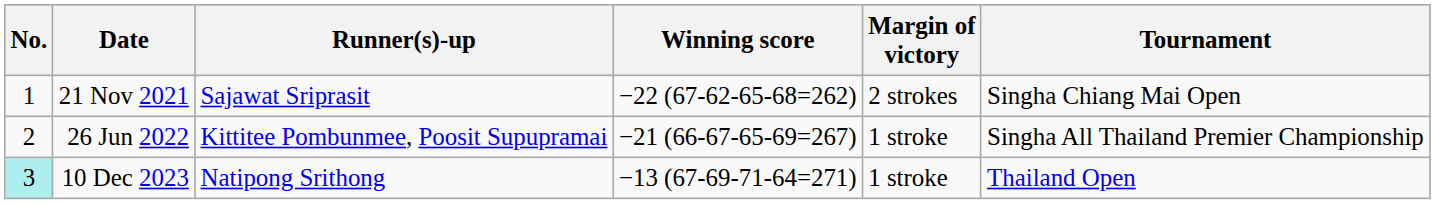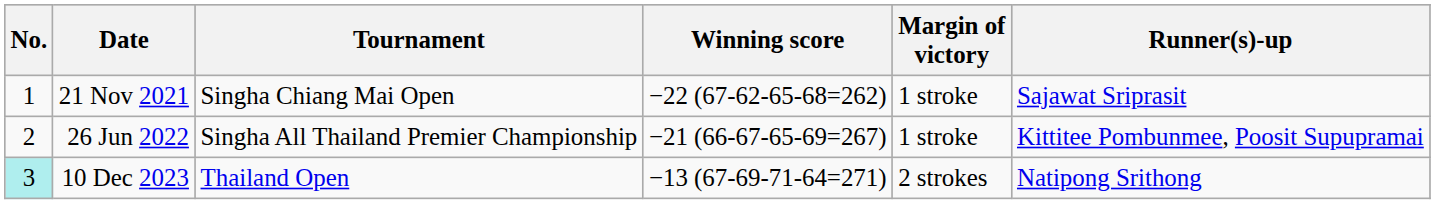columns swapped: (1205, 39) <-> (404, 39)
(913, 95) 2 strokes -> (938, 95) 1 stroke
(908, 178) 1 stroke -> (943, 178) 2 strokes
